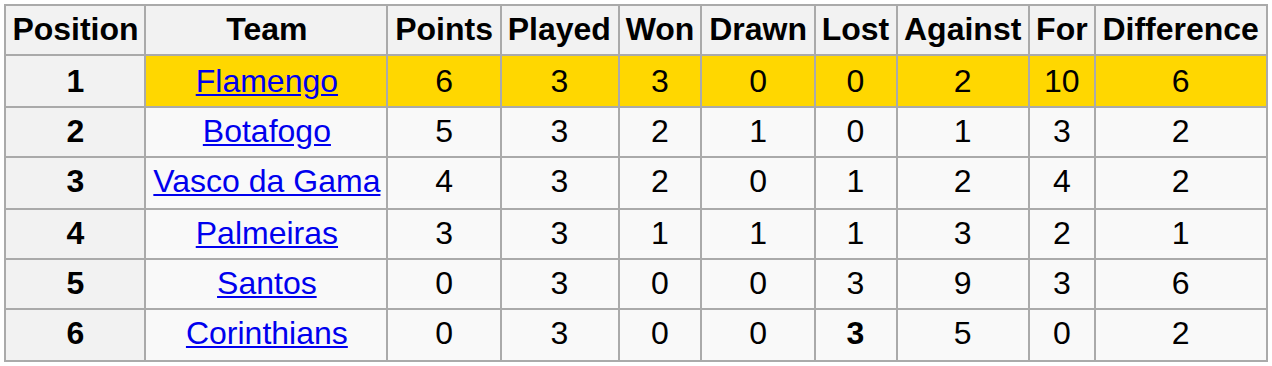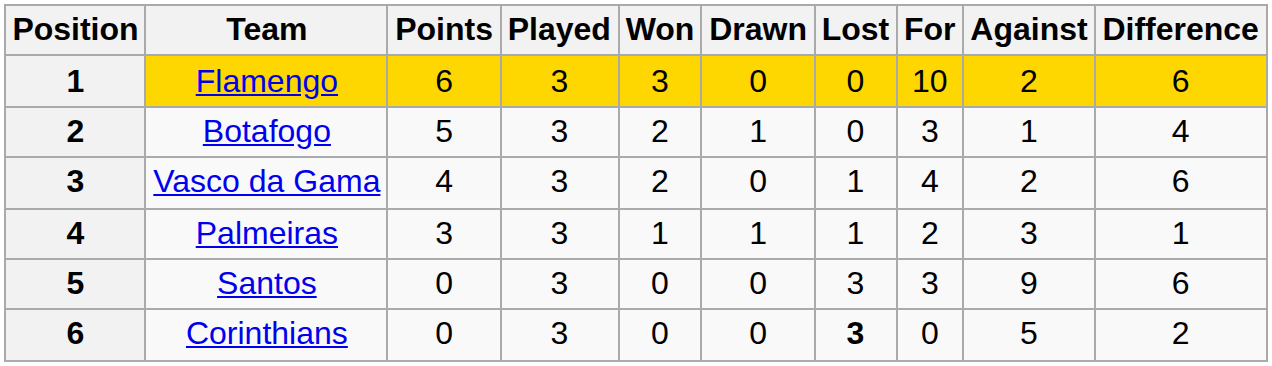columns swapped: (1062, 29) <-> (963, 29)
(1181, 131) 2 -> (1181, 131) 4
(1181, 182) 2 -> (1181, 182) 6
